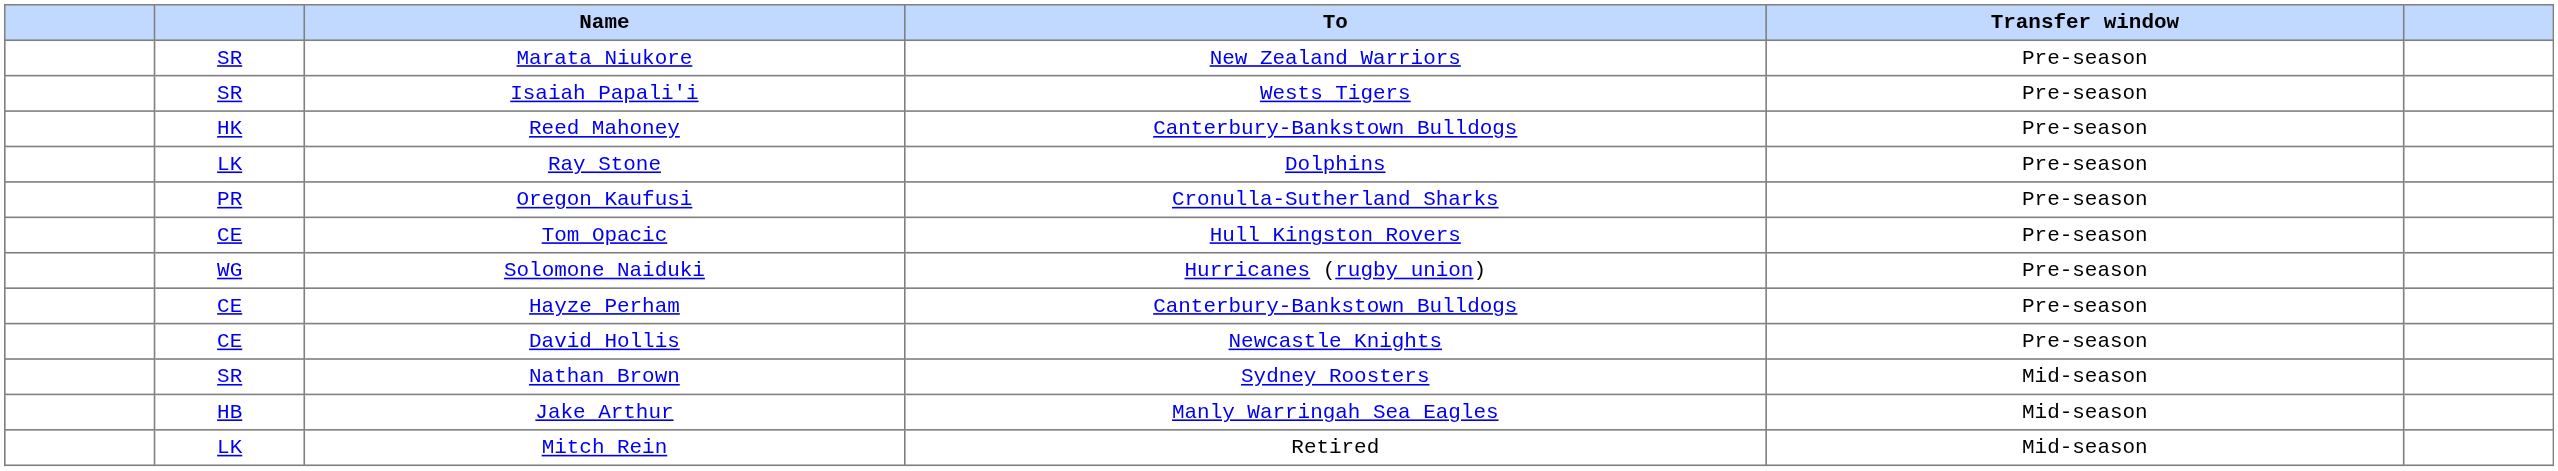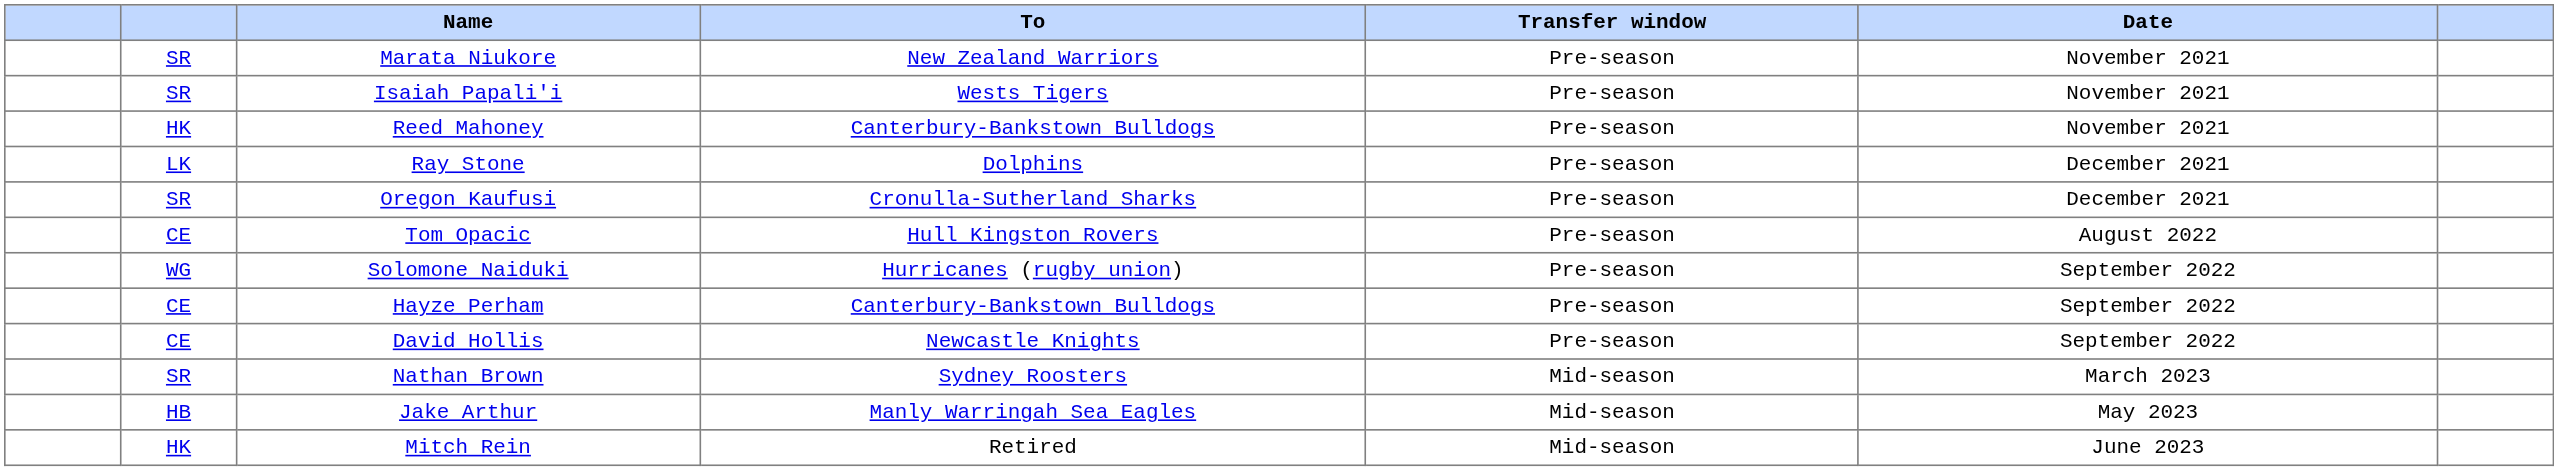+ column: (2148, 23)
(230, 200) PR -> (179, 200) SR
(230, 448) LK -> (179, 448) HK
